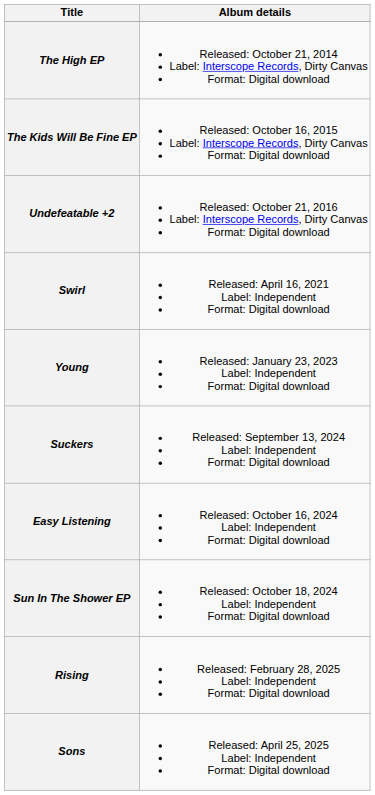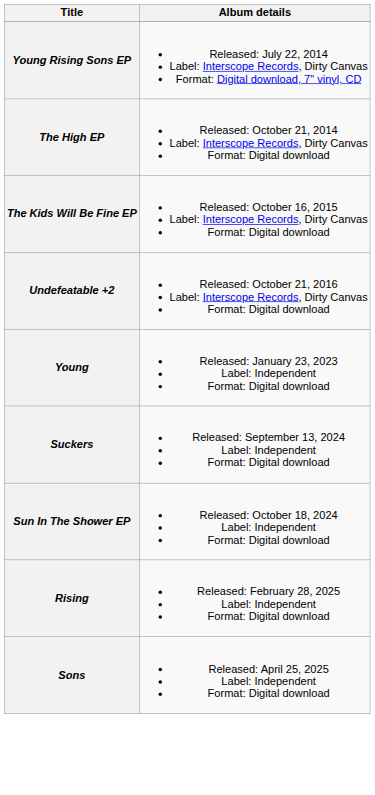+ row: (72, 60)
- row: (72, 290)
- row: (72, 521)
